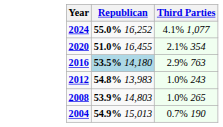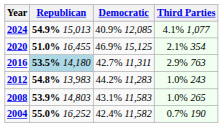+ column: (124, 13)
(123, 29) 55.0% 16,252 -> (61, 29) 54.9% 15,013
(123, 113) 54.9% 15,013 -> (61, 113) 55.0% 16,252
